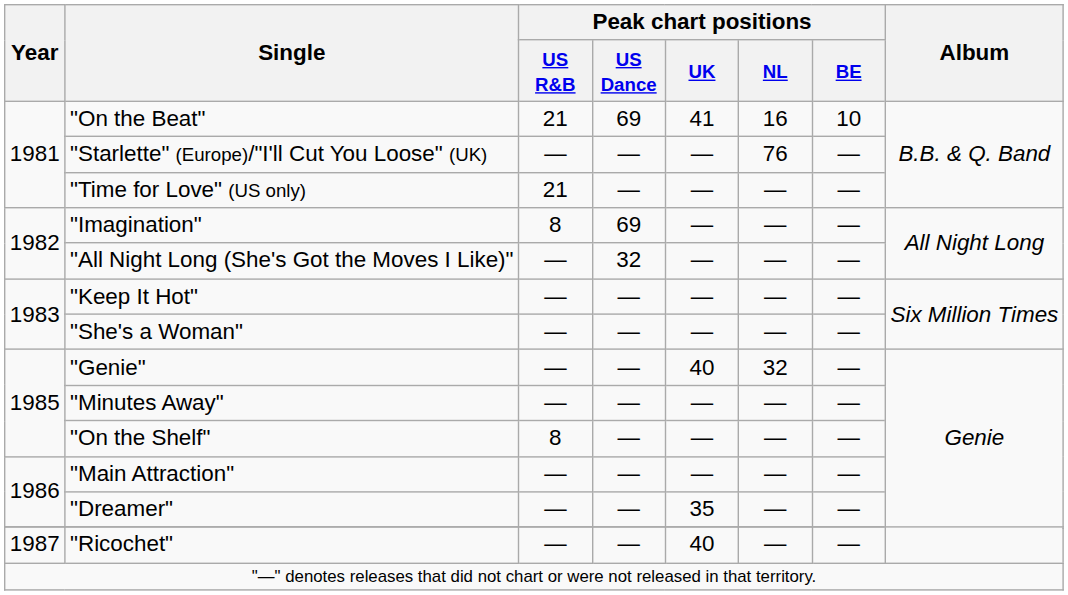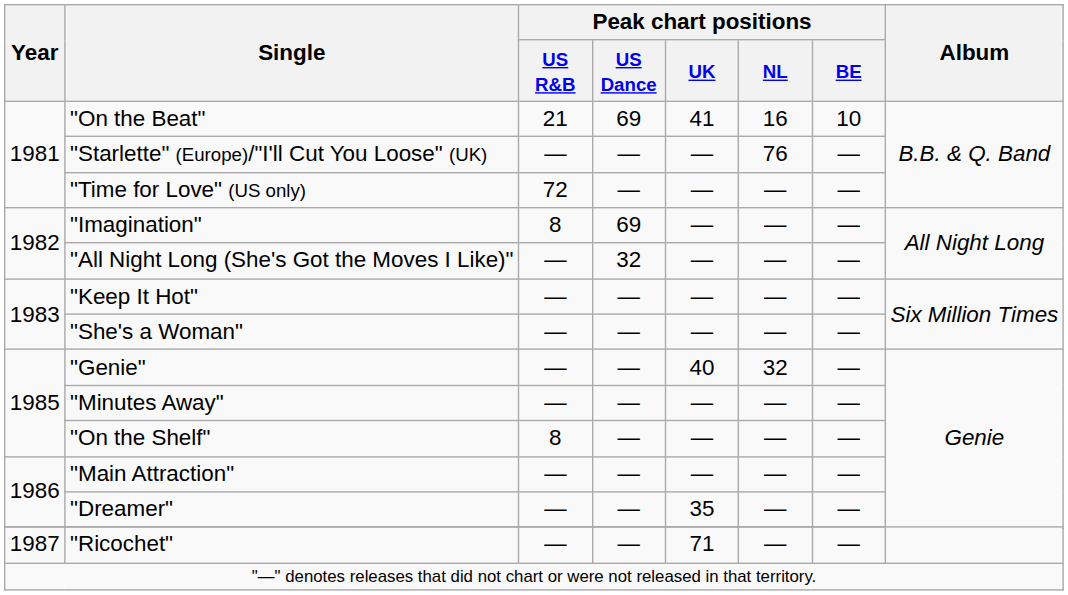(555, 189) 21 -> (555, 189) 72
(702, 544) 40 -> (702, 544) 71
